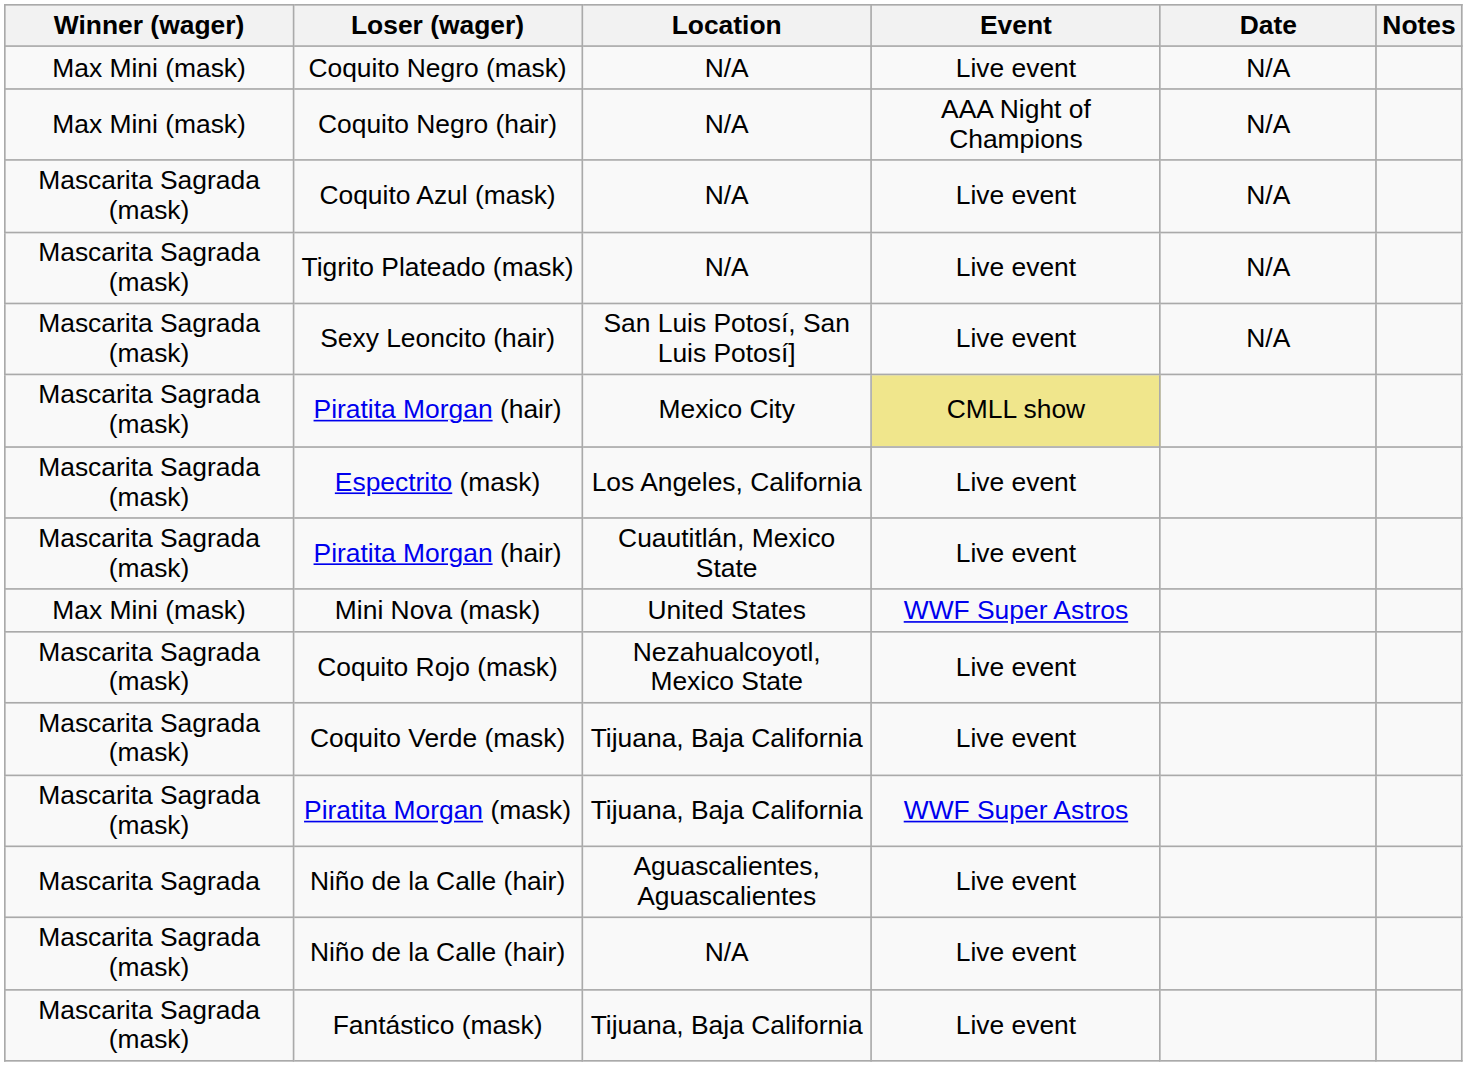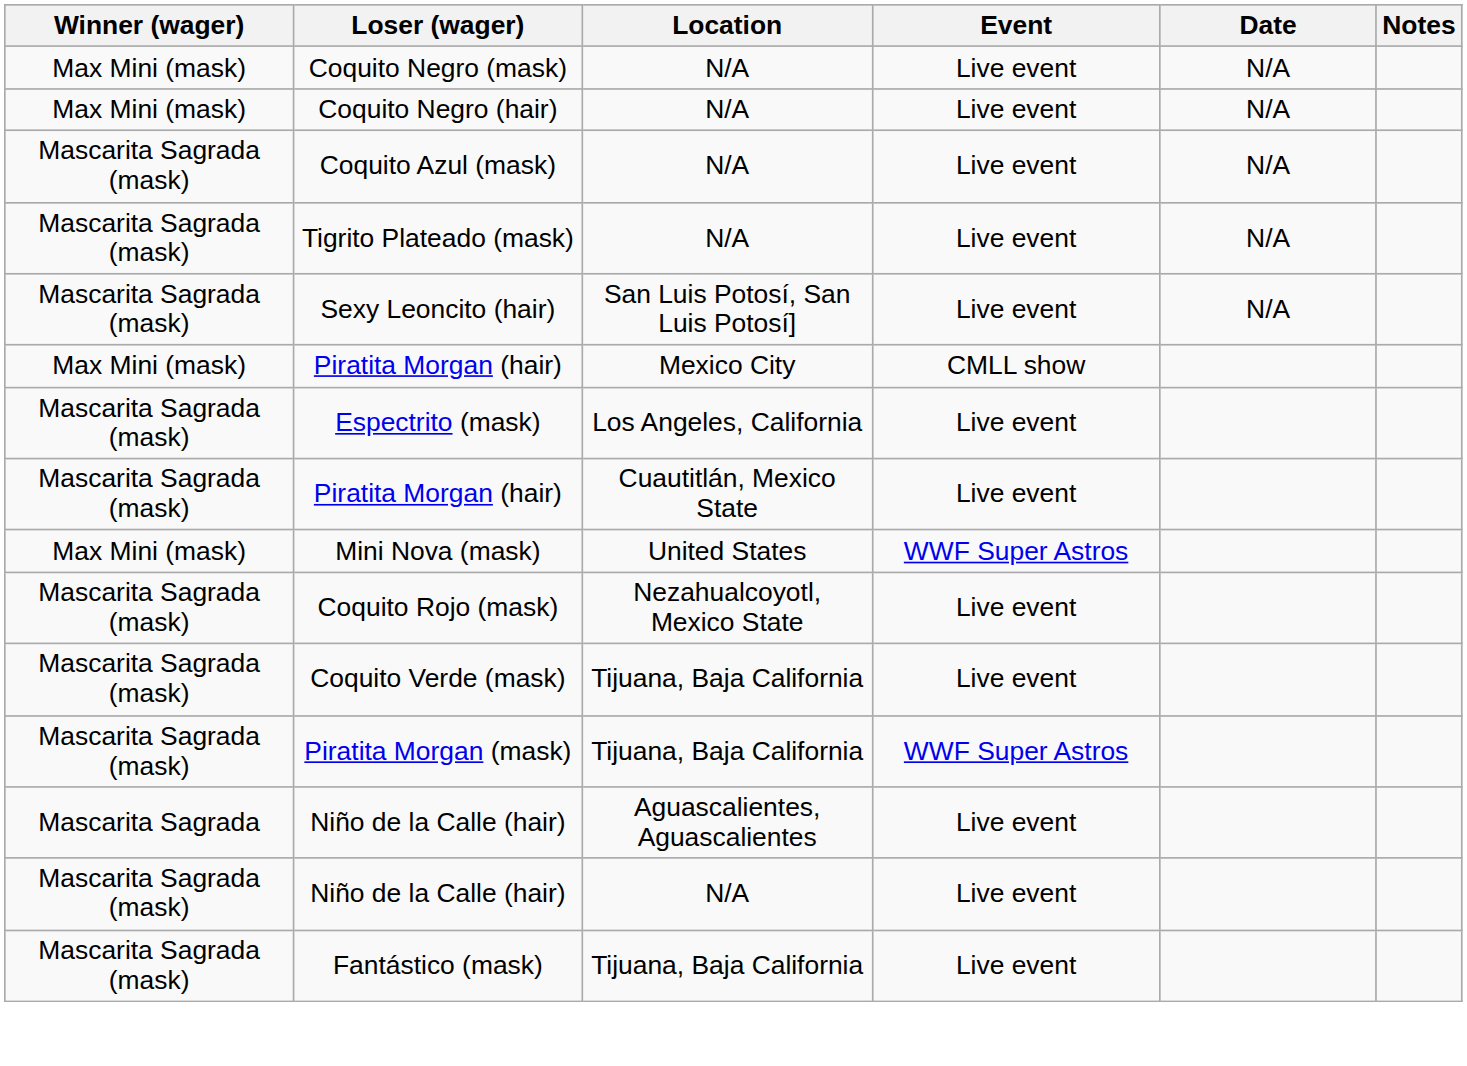(1016, 124) AAA Night of Champions -> (1016, 109) Live event
(149, 410) Mascarita Sagrada (mask) -> (149, 365) Max Mini (mask)
(1016, 410) khaki background -> (1016, 365) no background
